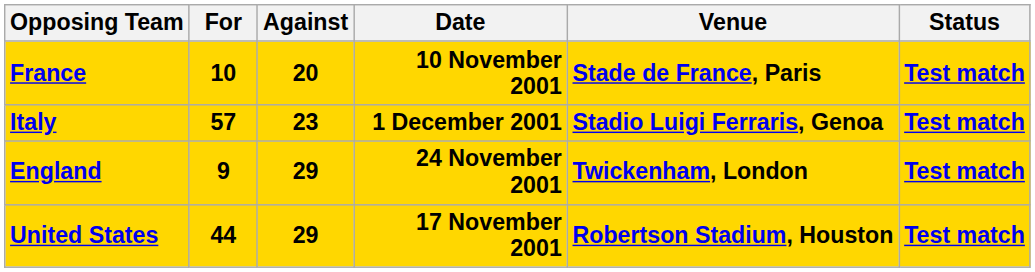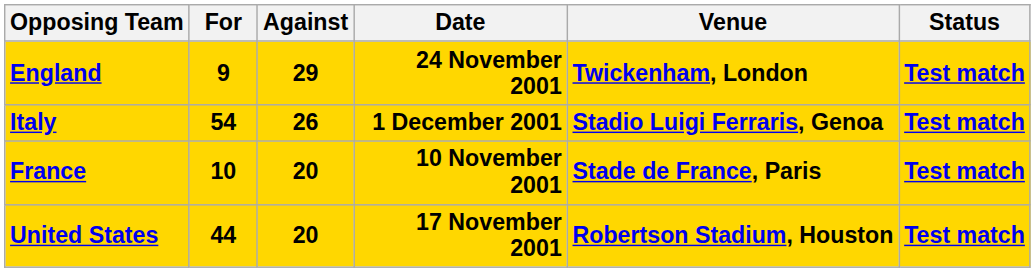rows swapped: (48, 72) <-> (56, 172)
(223, 122) 57 -> (223, 122) 54
(306, 122) 23 -> (306, 122) 26
(306, 235) 29 -> (306, 235) 20
